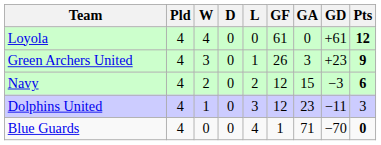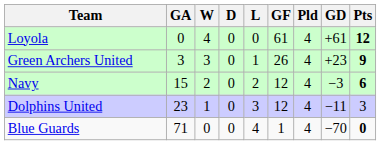columns swapped: (180, 15) <-> (307, 15)
